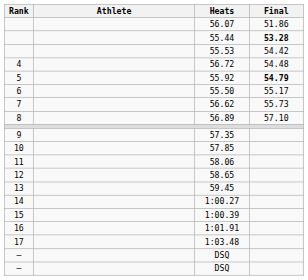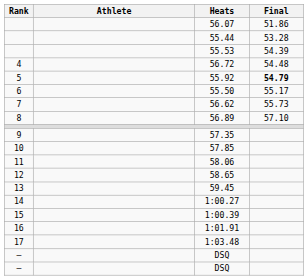(276, 38) bold -> (276, 38) normal
(276, 51) 54.42 -> (276, 51) 54.39
